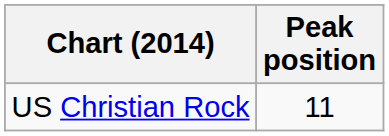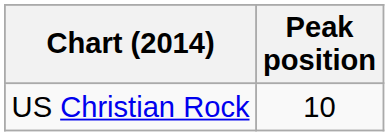(320, 106) 11 -> (320, 106) 10
